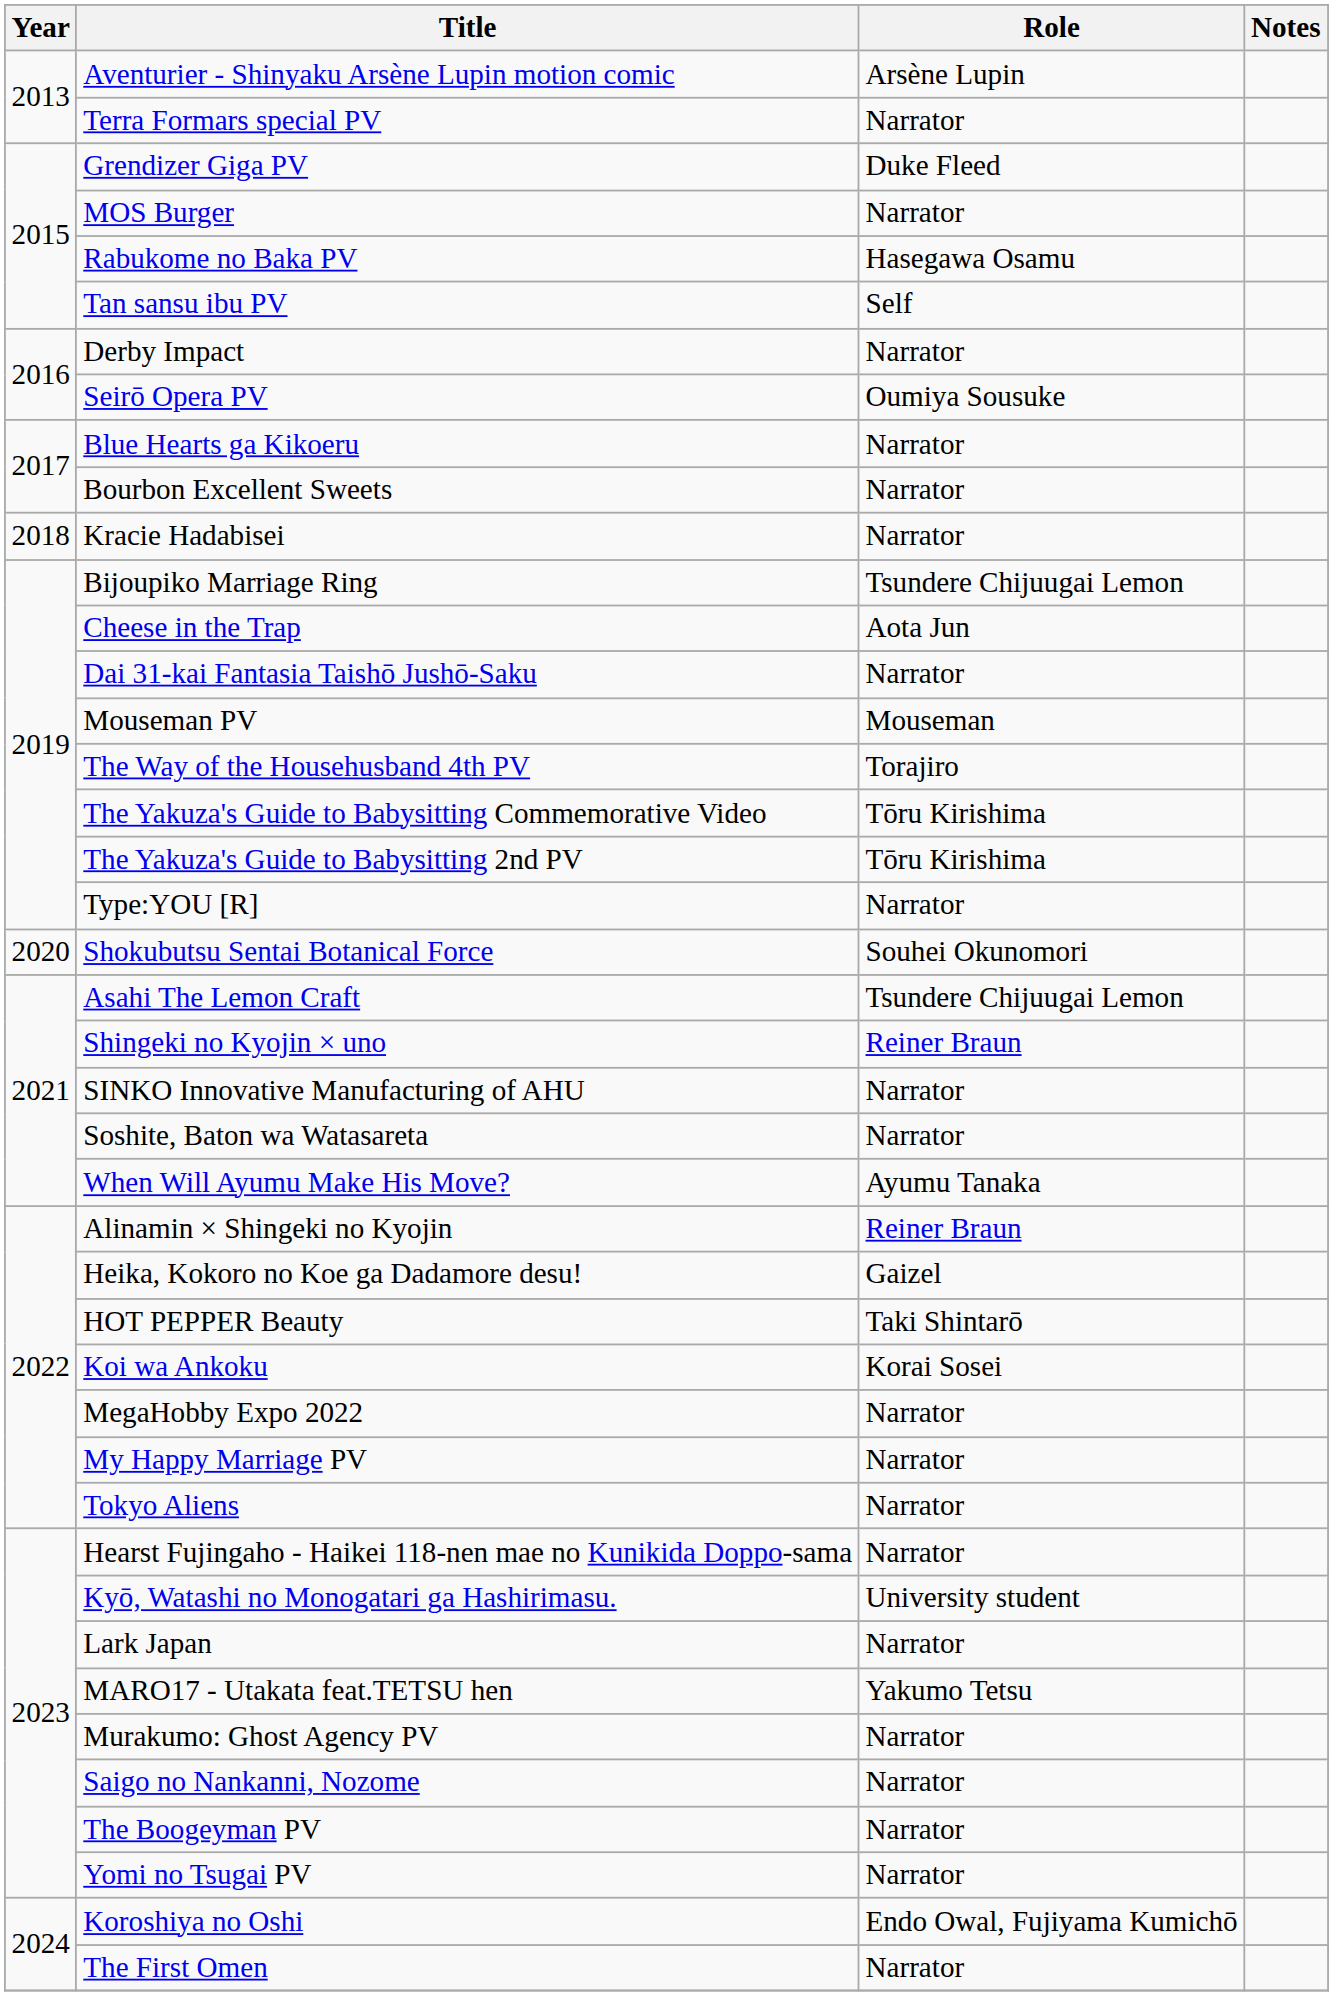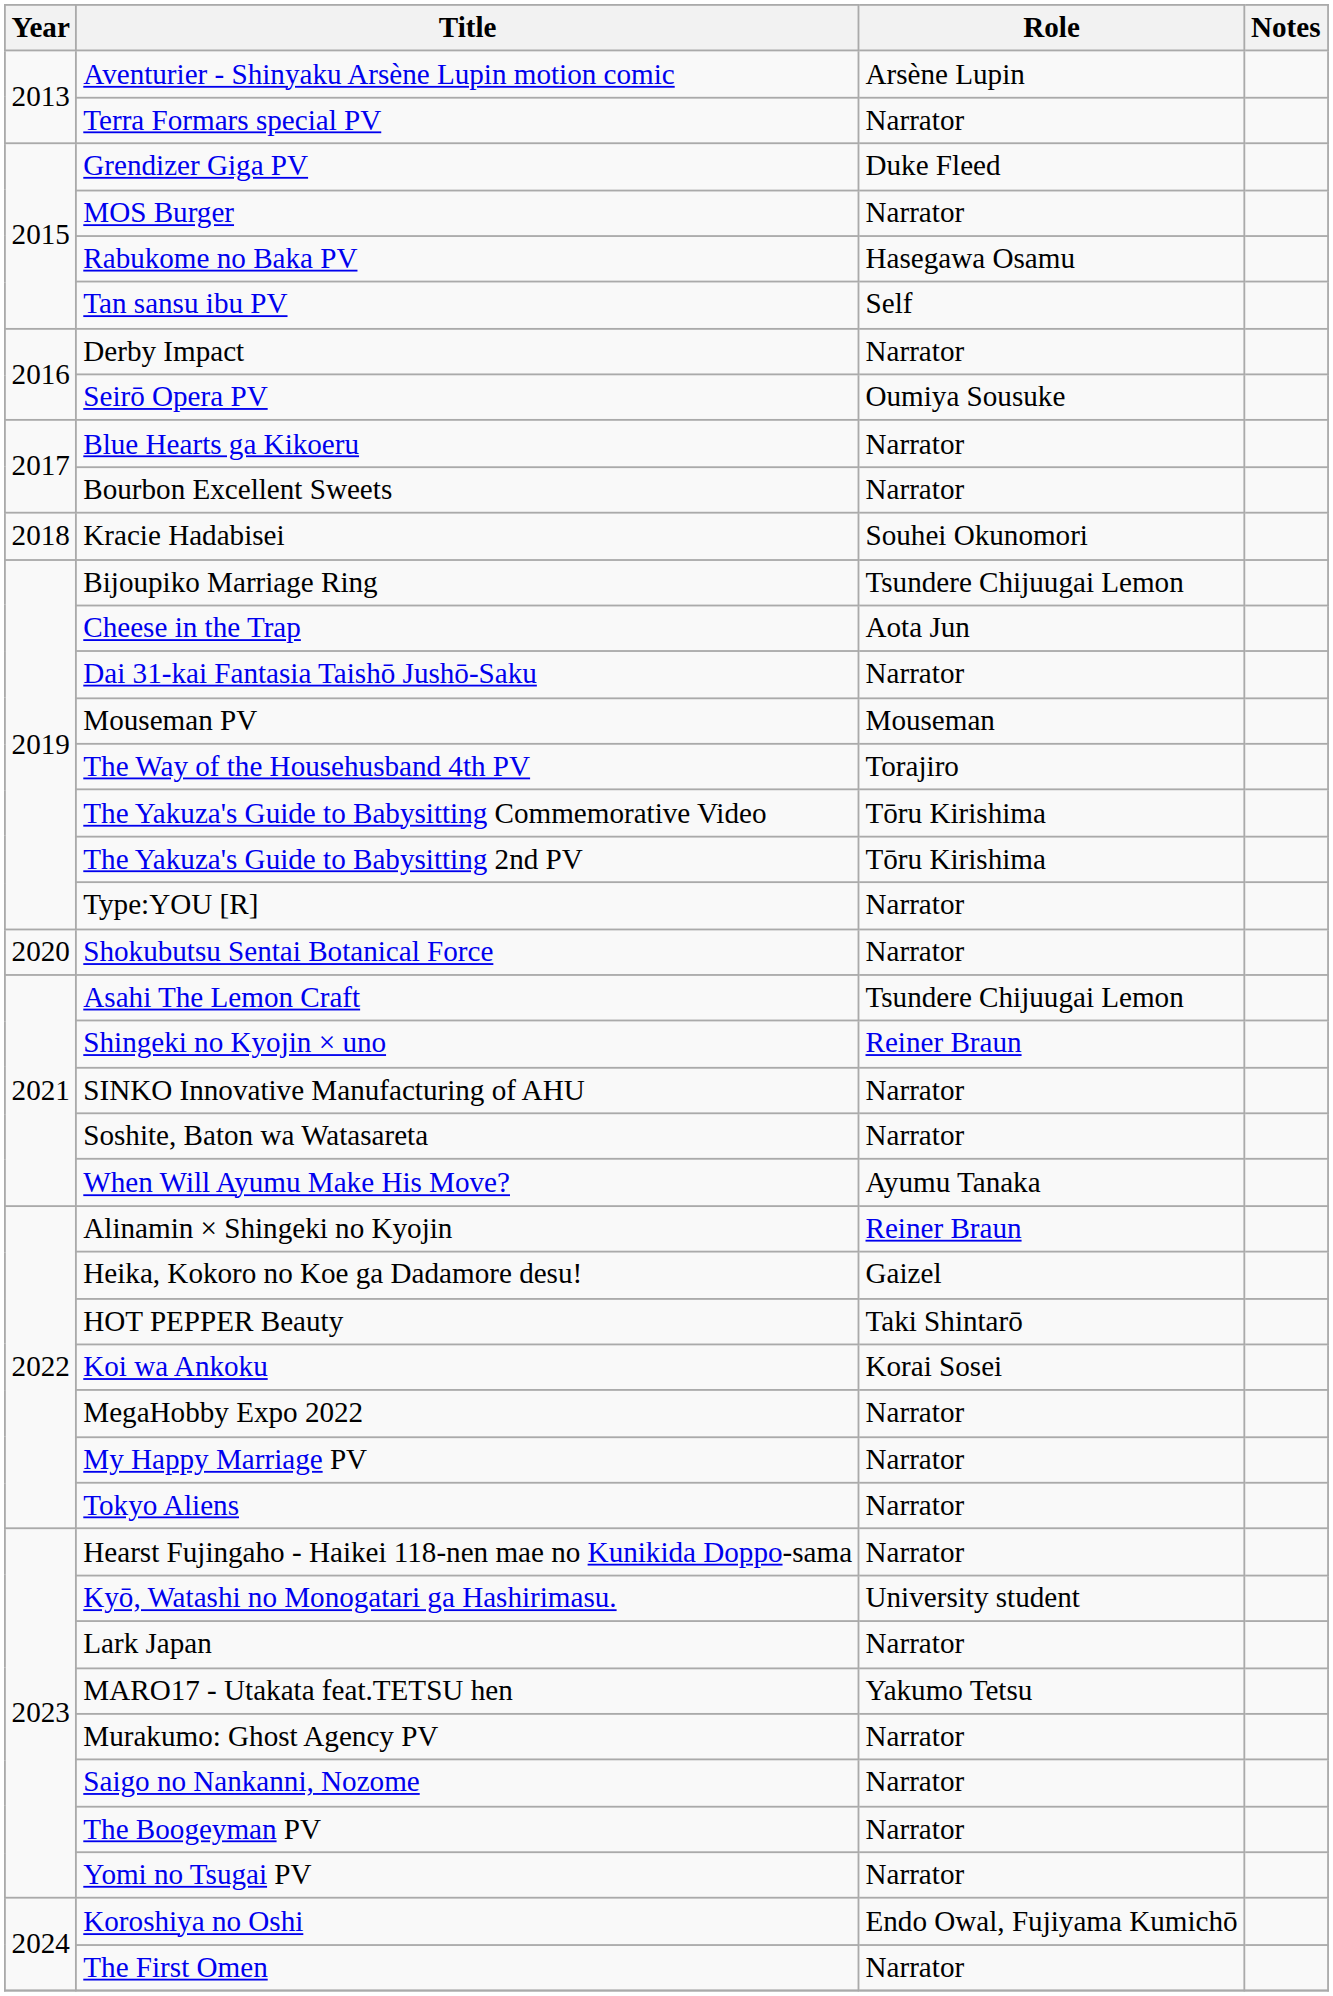(915, 535) Narrator -> (977, 535) Souhei Okunomori
(977, 951) Souhei Okunomori -> (915, 951) Narrator
